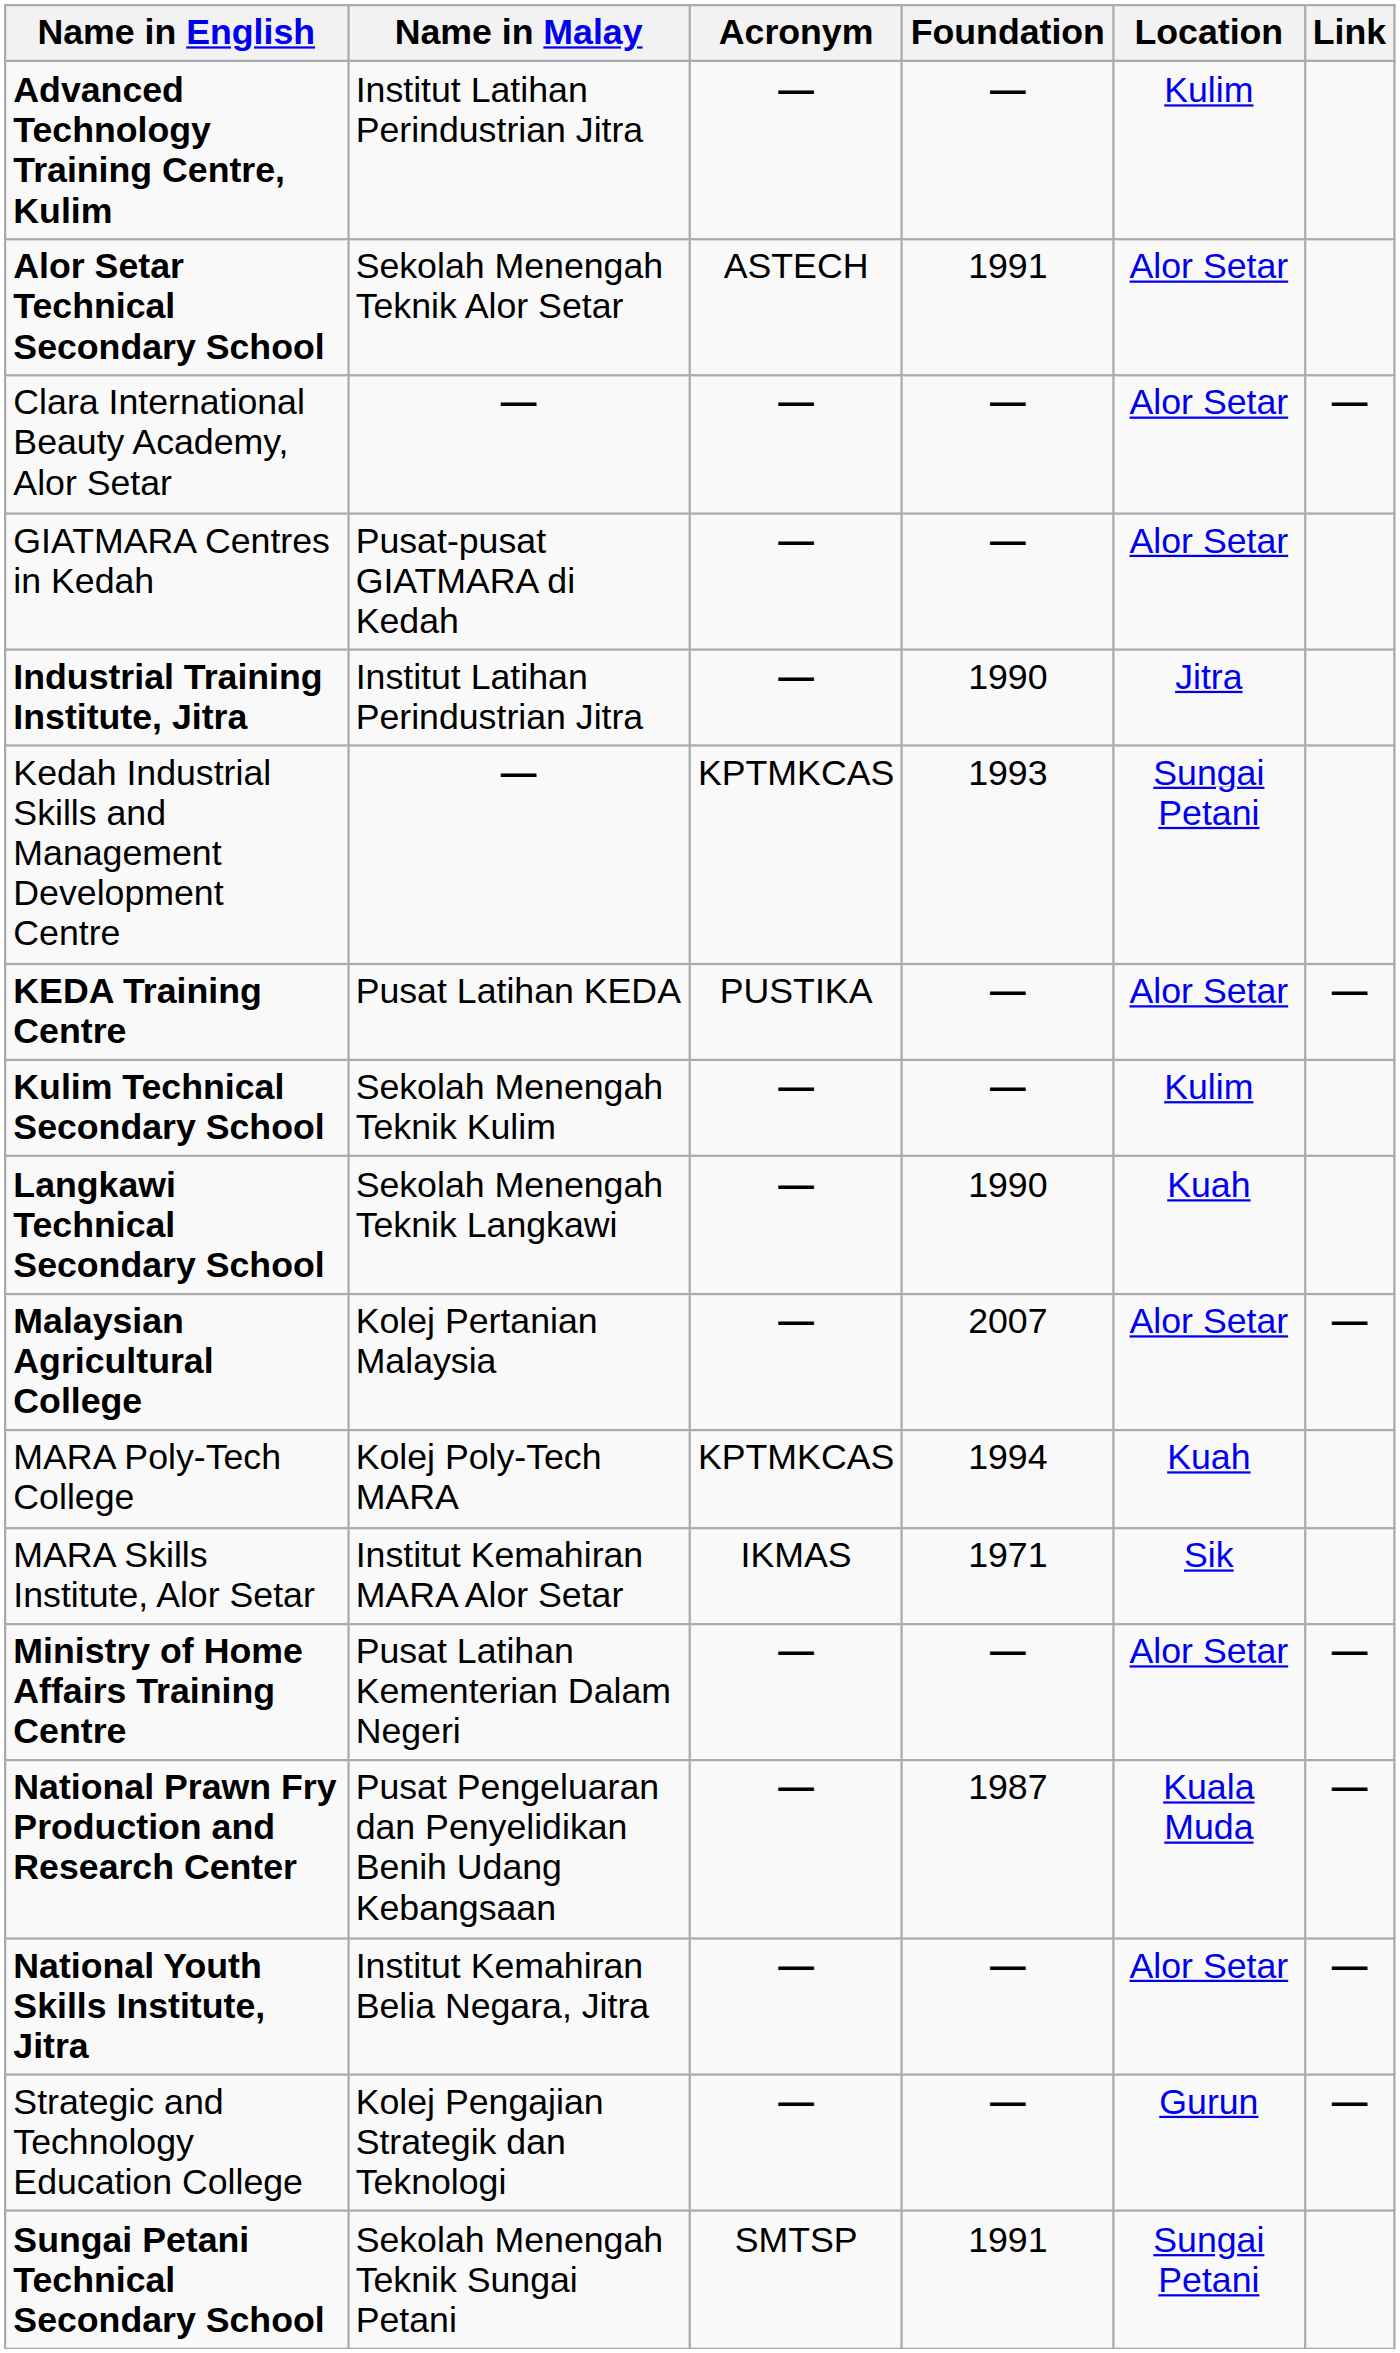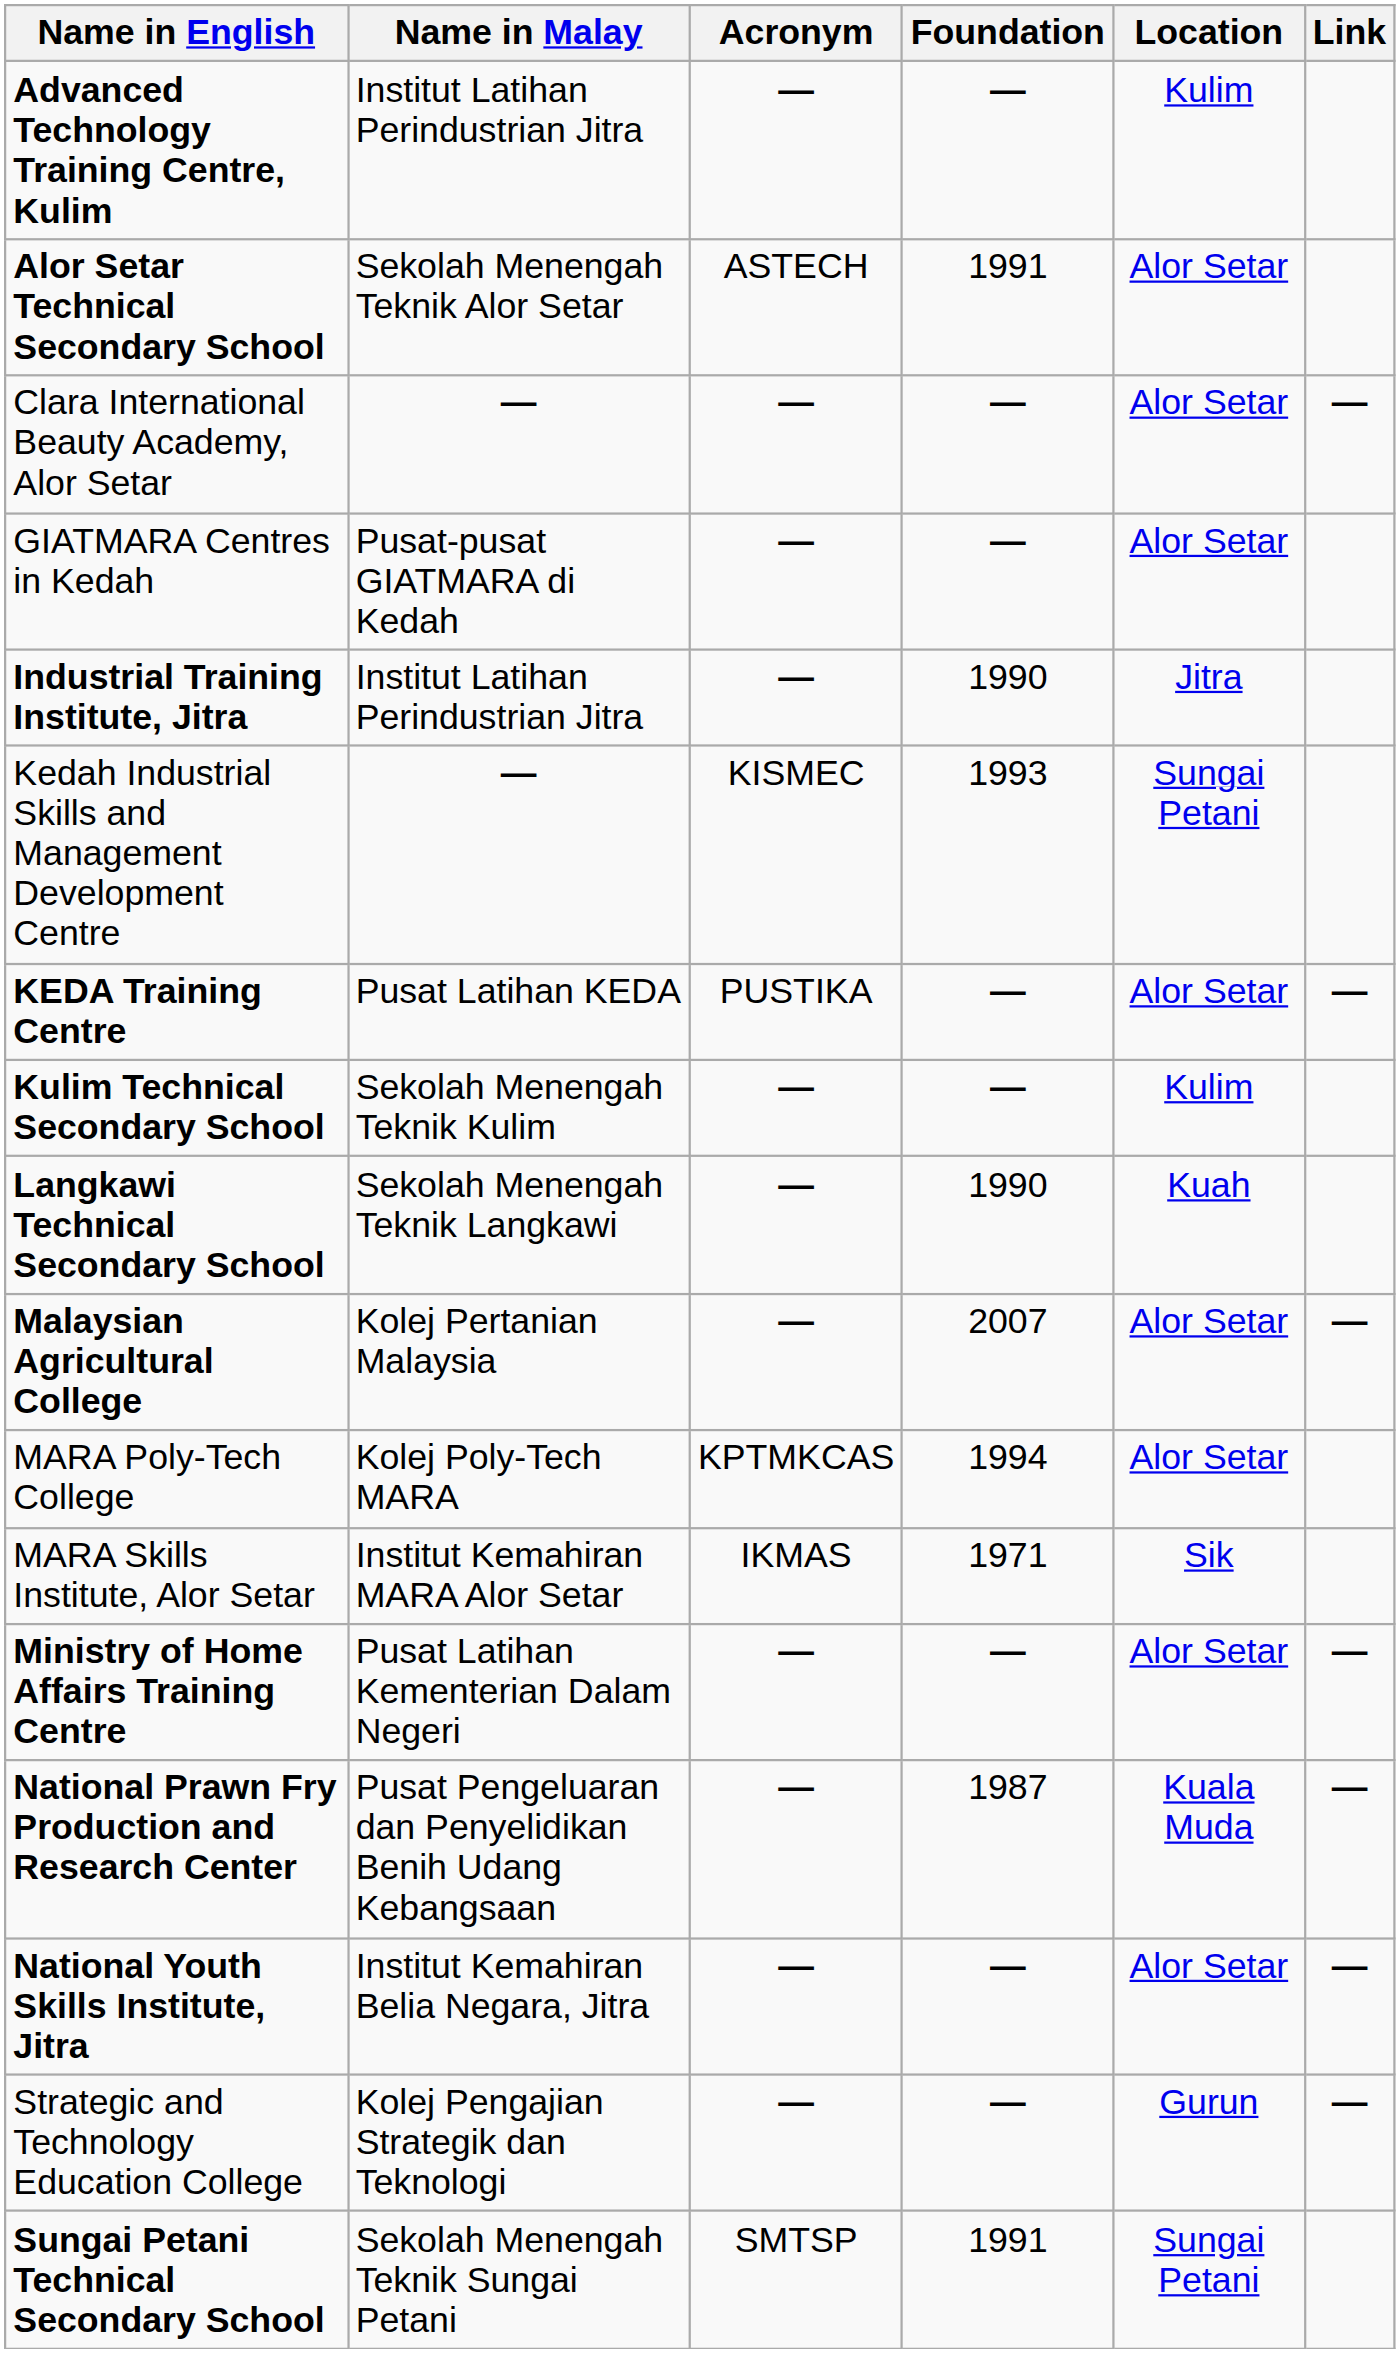(796, 773) KPTMKCAS -> (796, 773) KISMEC
(1209, 1458) Kuah -> (1209, 1458) Alor Setar
